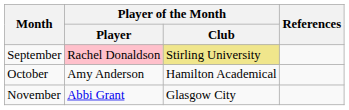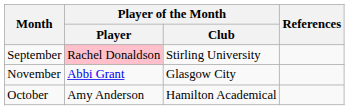(213, 54) khaki background -> (213, 54) no background
rows swapped: (28, 74) <-> (34, 94)
